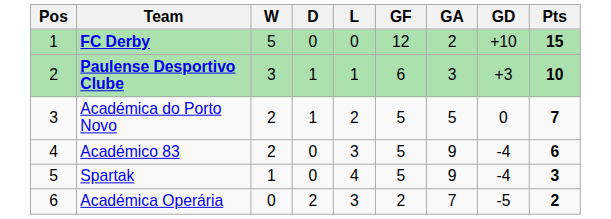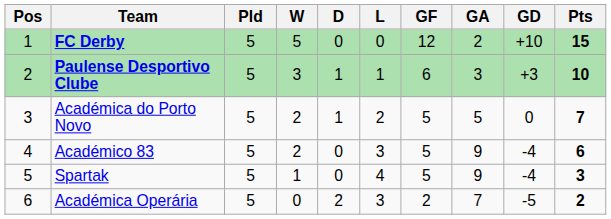+ column: (251, 16)
